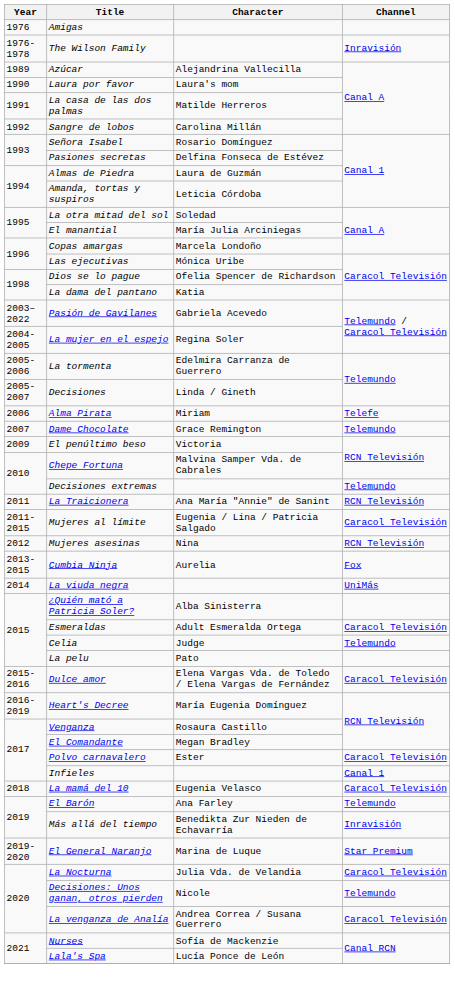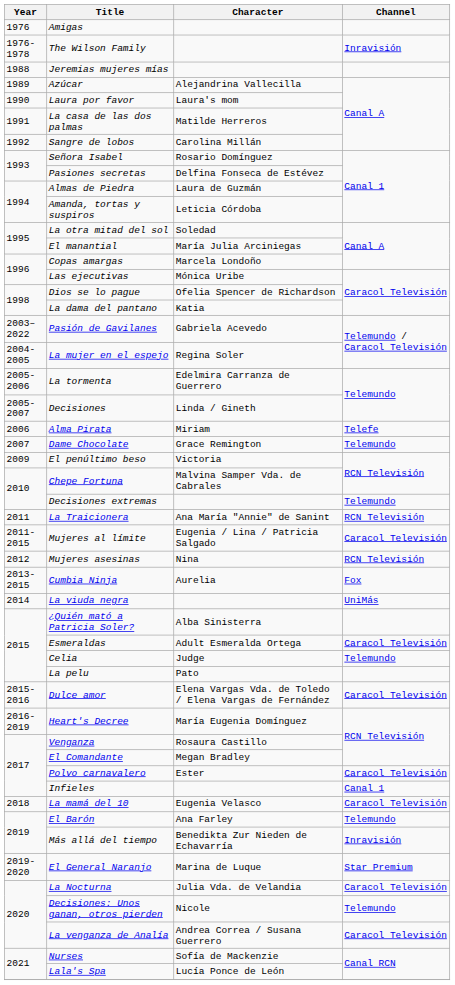+ row: (109, 69)
